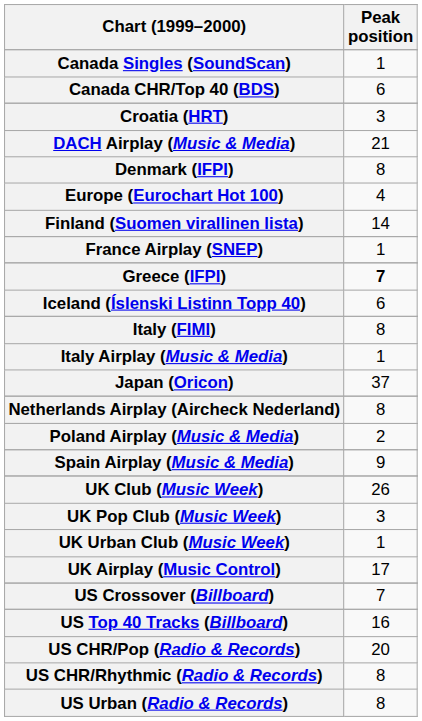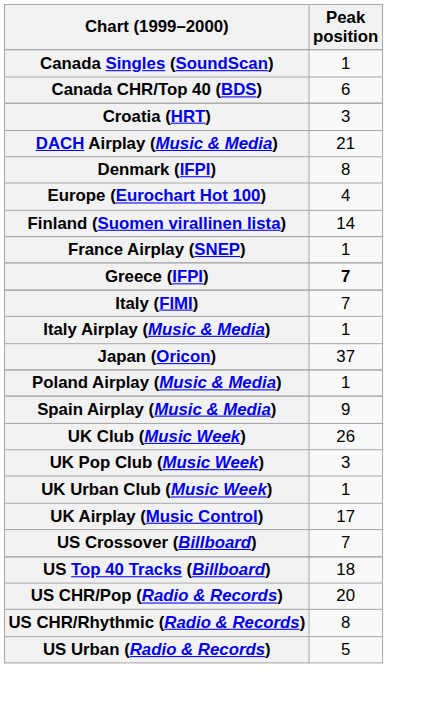- row: (174, 303)
(381, 329) 8 -> (346, 303) 7
- row: (174, 409)
(381, 436) 2 -> (346, 383) 1
(381, 622) 16 -> (346, 569) 18
(381, 702) 8 -> (346, 649) 5
